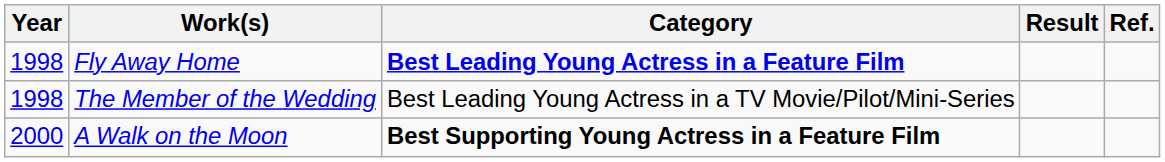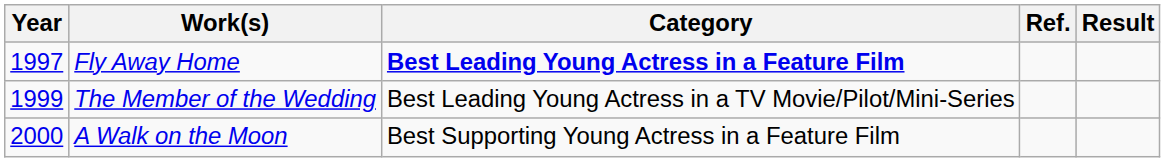columns swapped: (1062, 23) <-> (1132, 23)
(37, 61) 1998 -> (37, 61) 1997
(37, 99) 1998 -> (37, 99) 1999
(664, 136) bold -> (643, 136) normal
